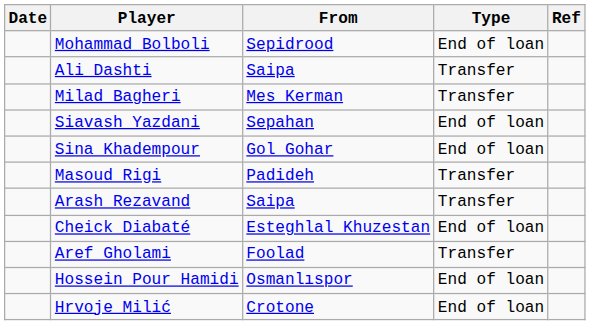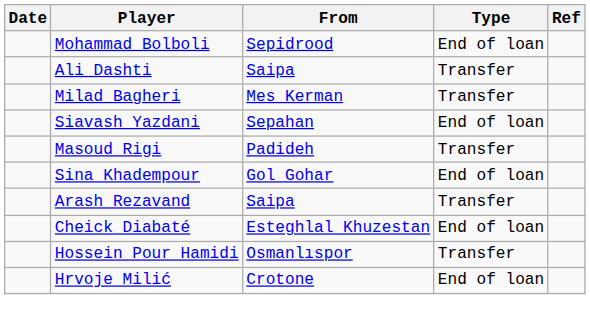rows swapped: (108, 175) <-> (127, 149)
- row: (113, 254)
(491, 280) End of loan -> (477, 254) Transfer
